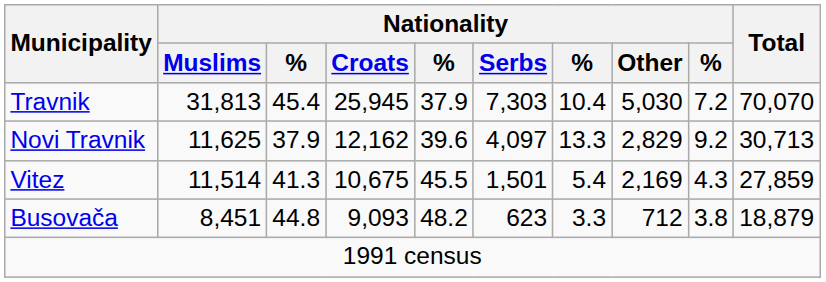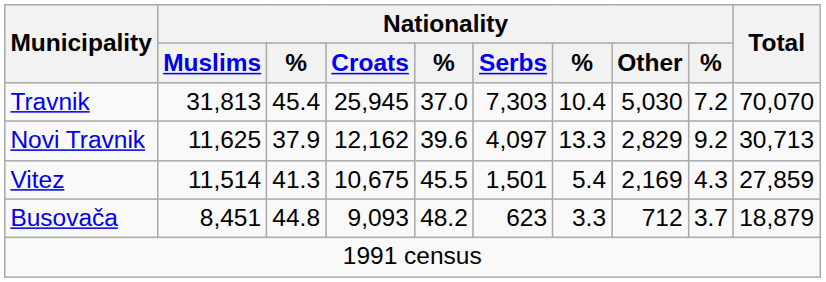(444, 101) 37.9 -> (444, 101) 37.0
(711, 218) 3.8 -> (711, 218) 3.7
